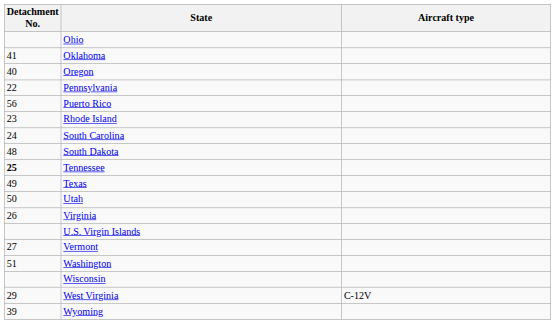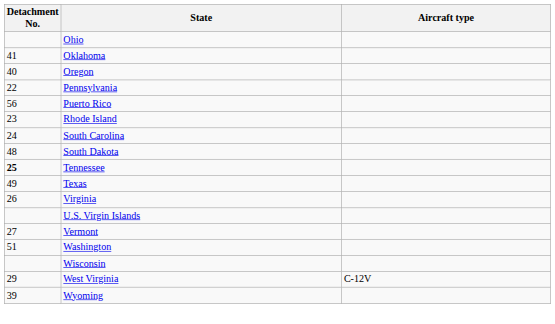- row: (73, 199)
